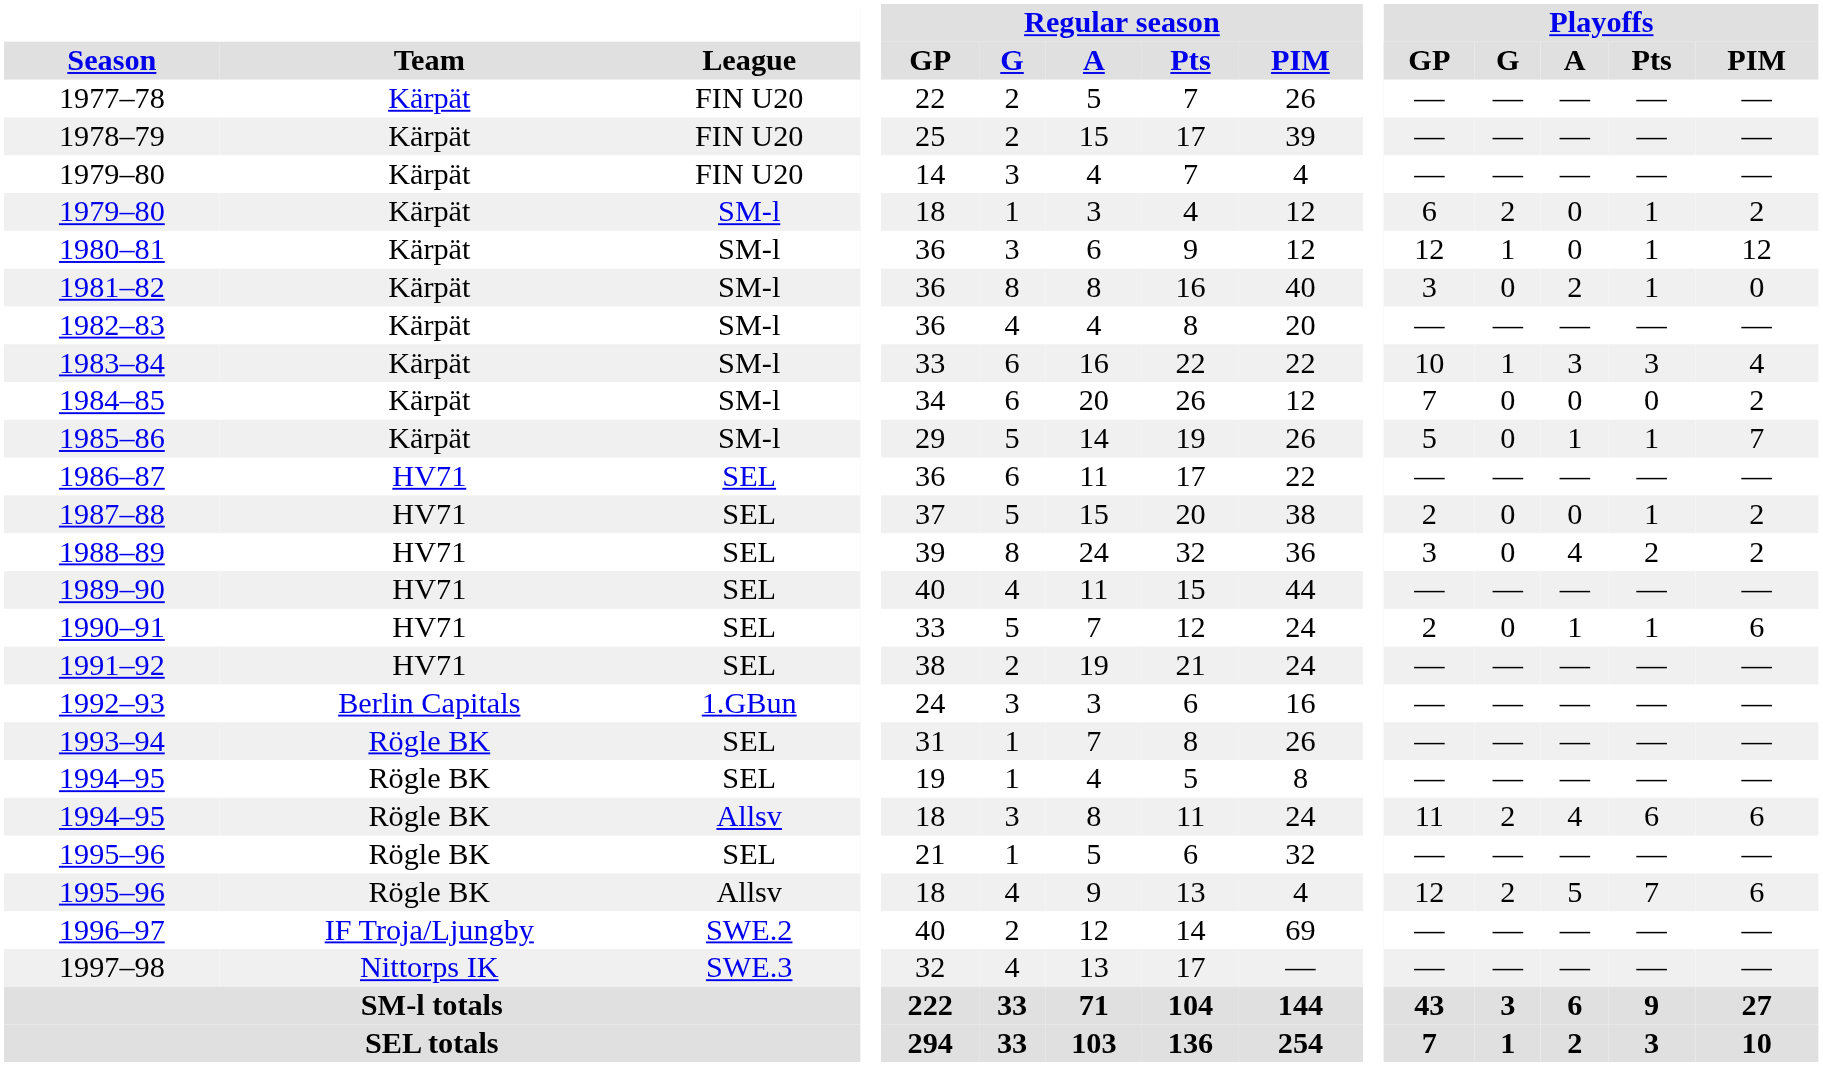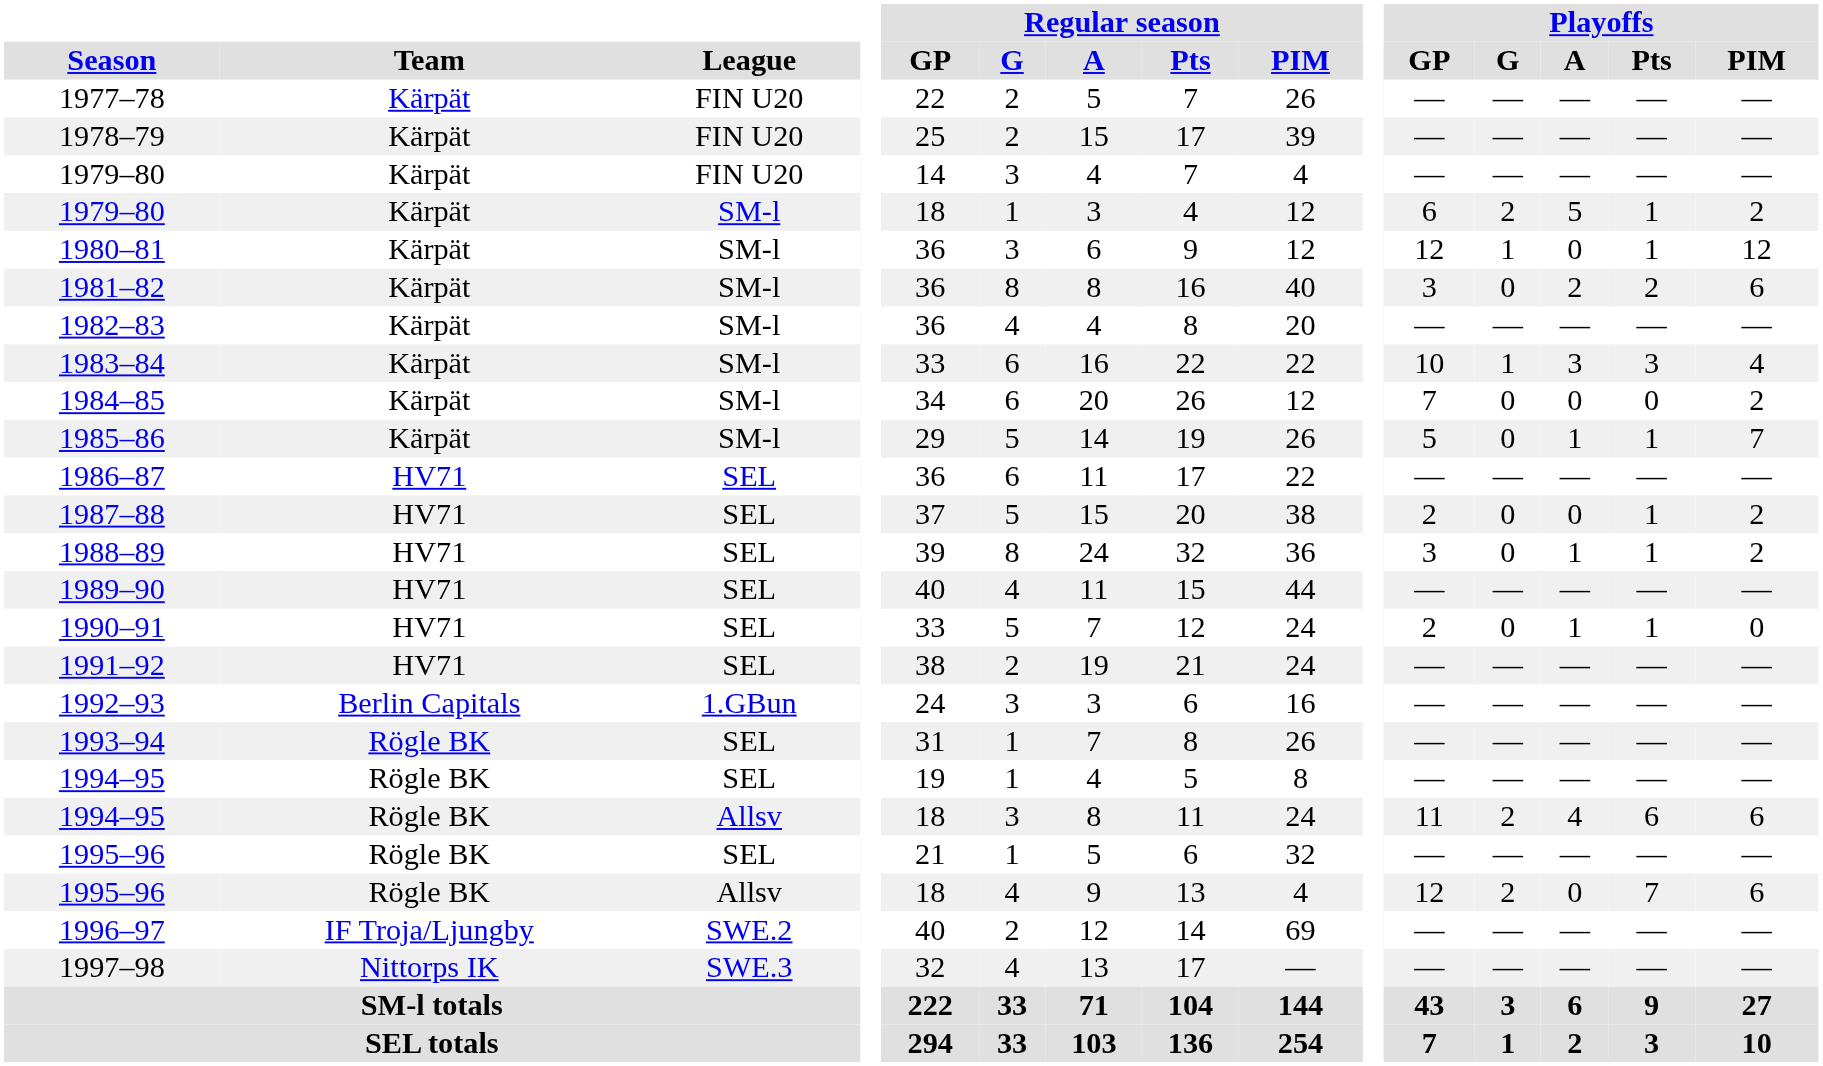(1575, 211) 0 -> (1575, 211) 5
(1652, 287) 1 -> (1652, 287) 2
(1757, 287) 0 -> (1757, 287) 6
(1575, 551) 4 -> (1575, 551) 1
(1652, 551) 2 -> (1652, 551) 1
(1757, 627) 6 -> (1757, 627) 0
(1575, 891) 5 -> (1575, 891) 0
